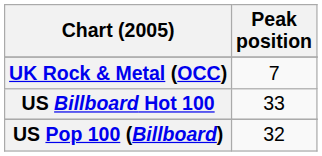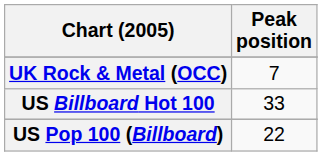(274, 134) 32 -> (274, 134) 22
